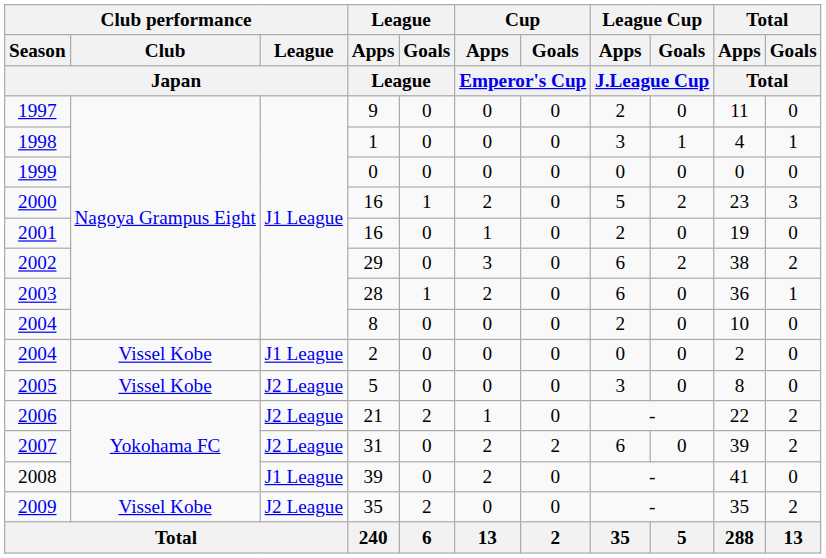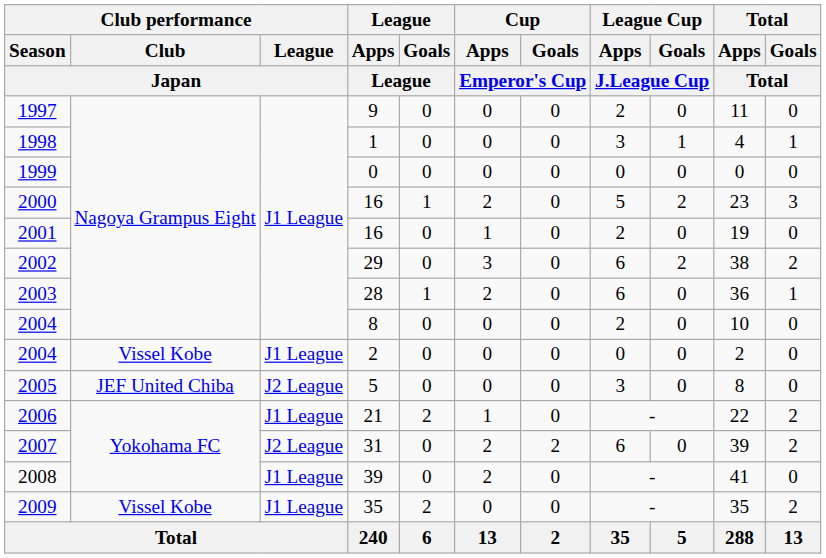(165, 385) Vissel Kobe -> (165, 385) JEF United Chiba
(304, 415) J2 League -> (304, 415) J1 League
(304, 506) J2 League -> (304, 506) J1 League
